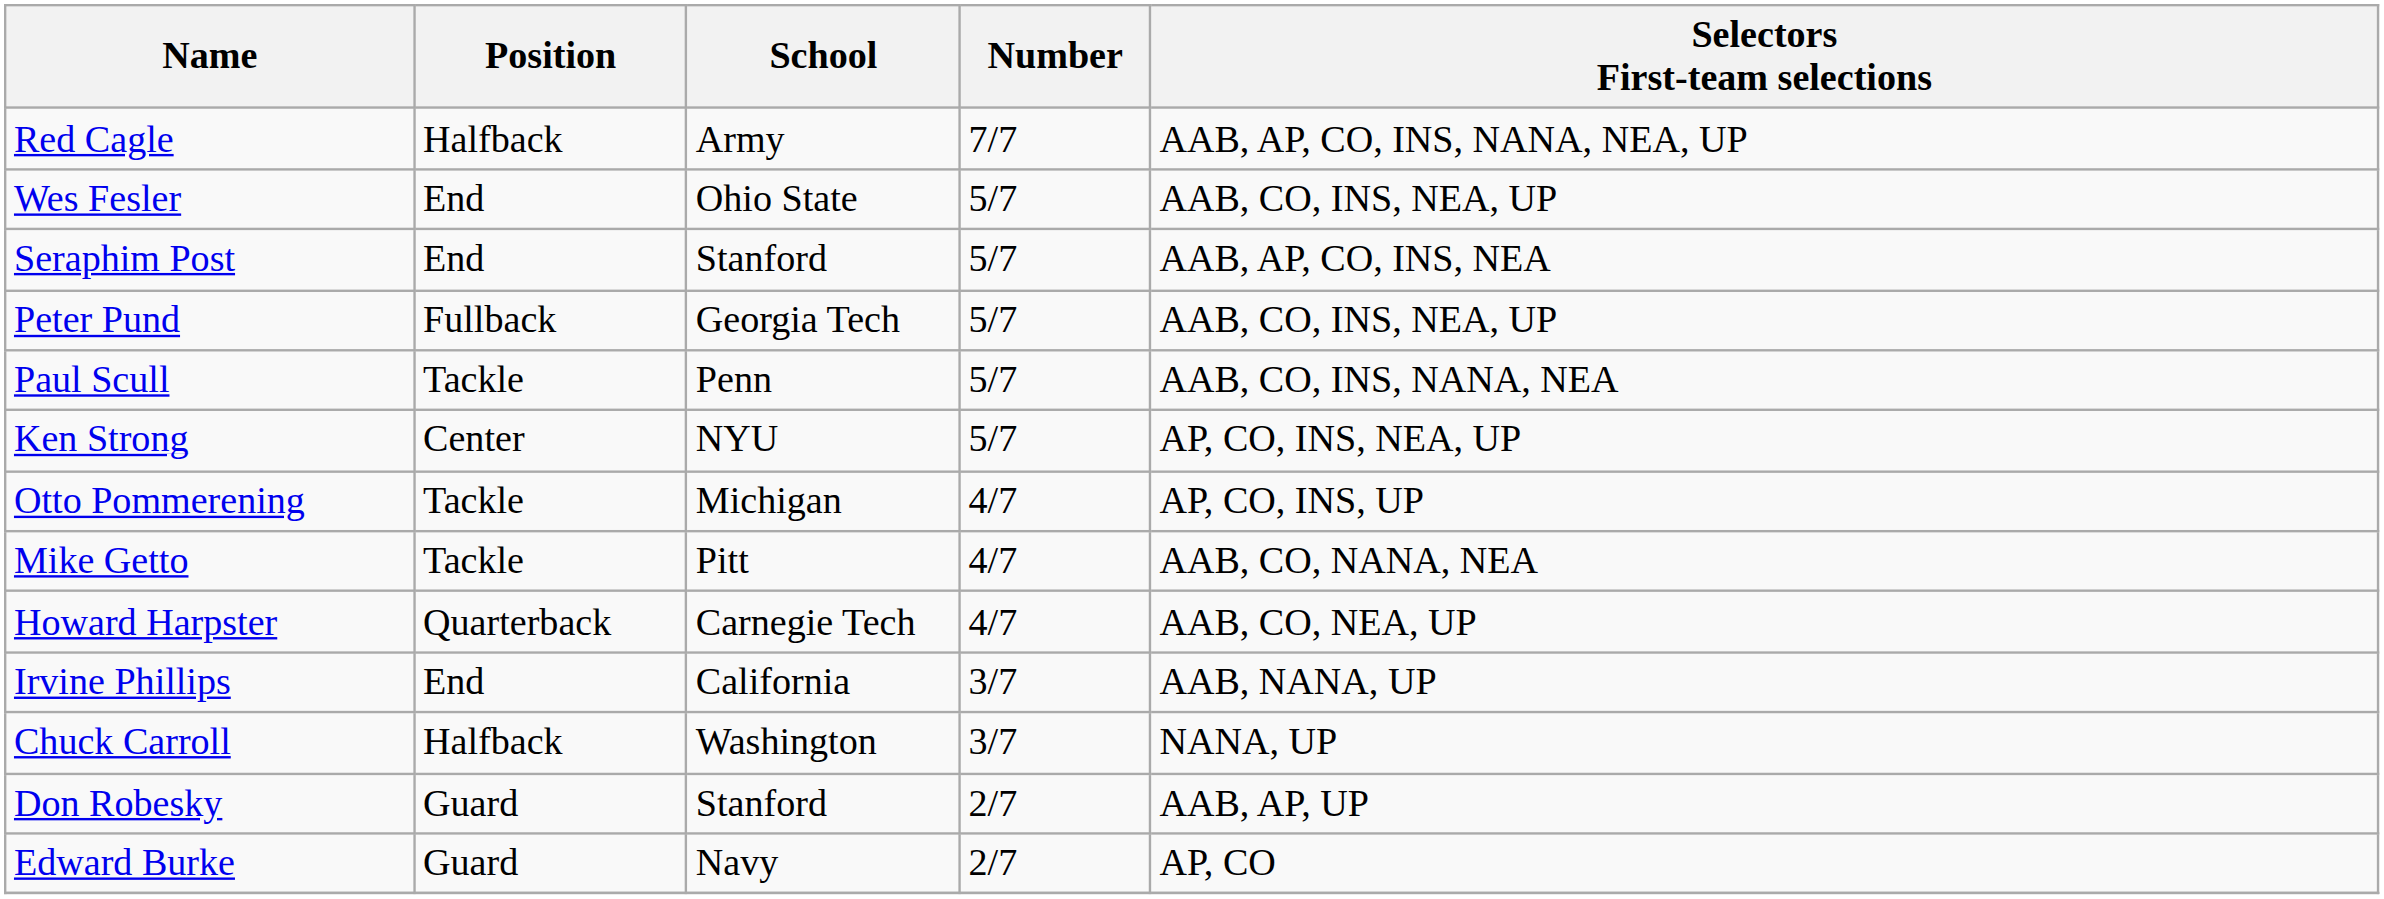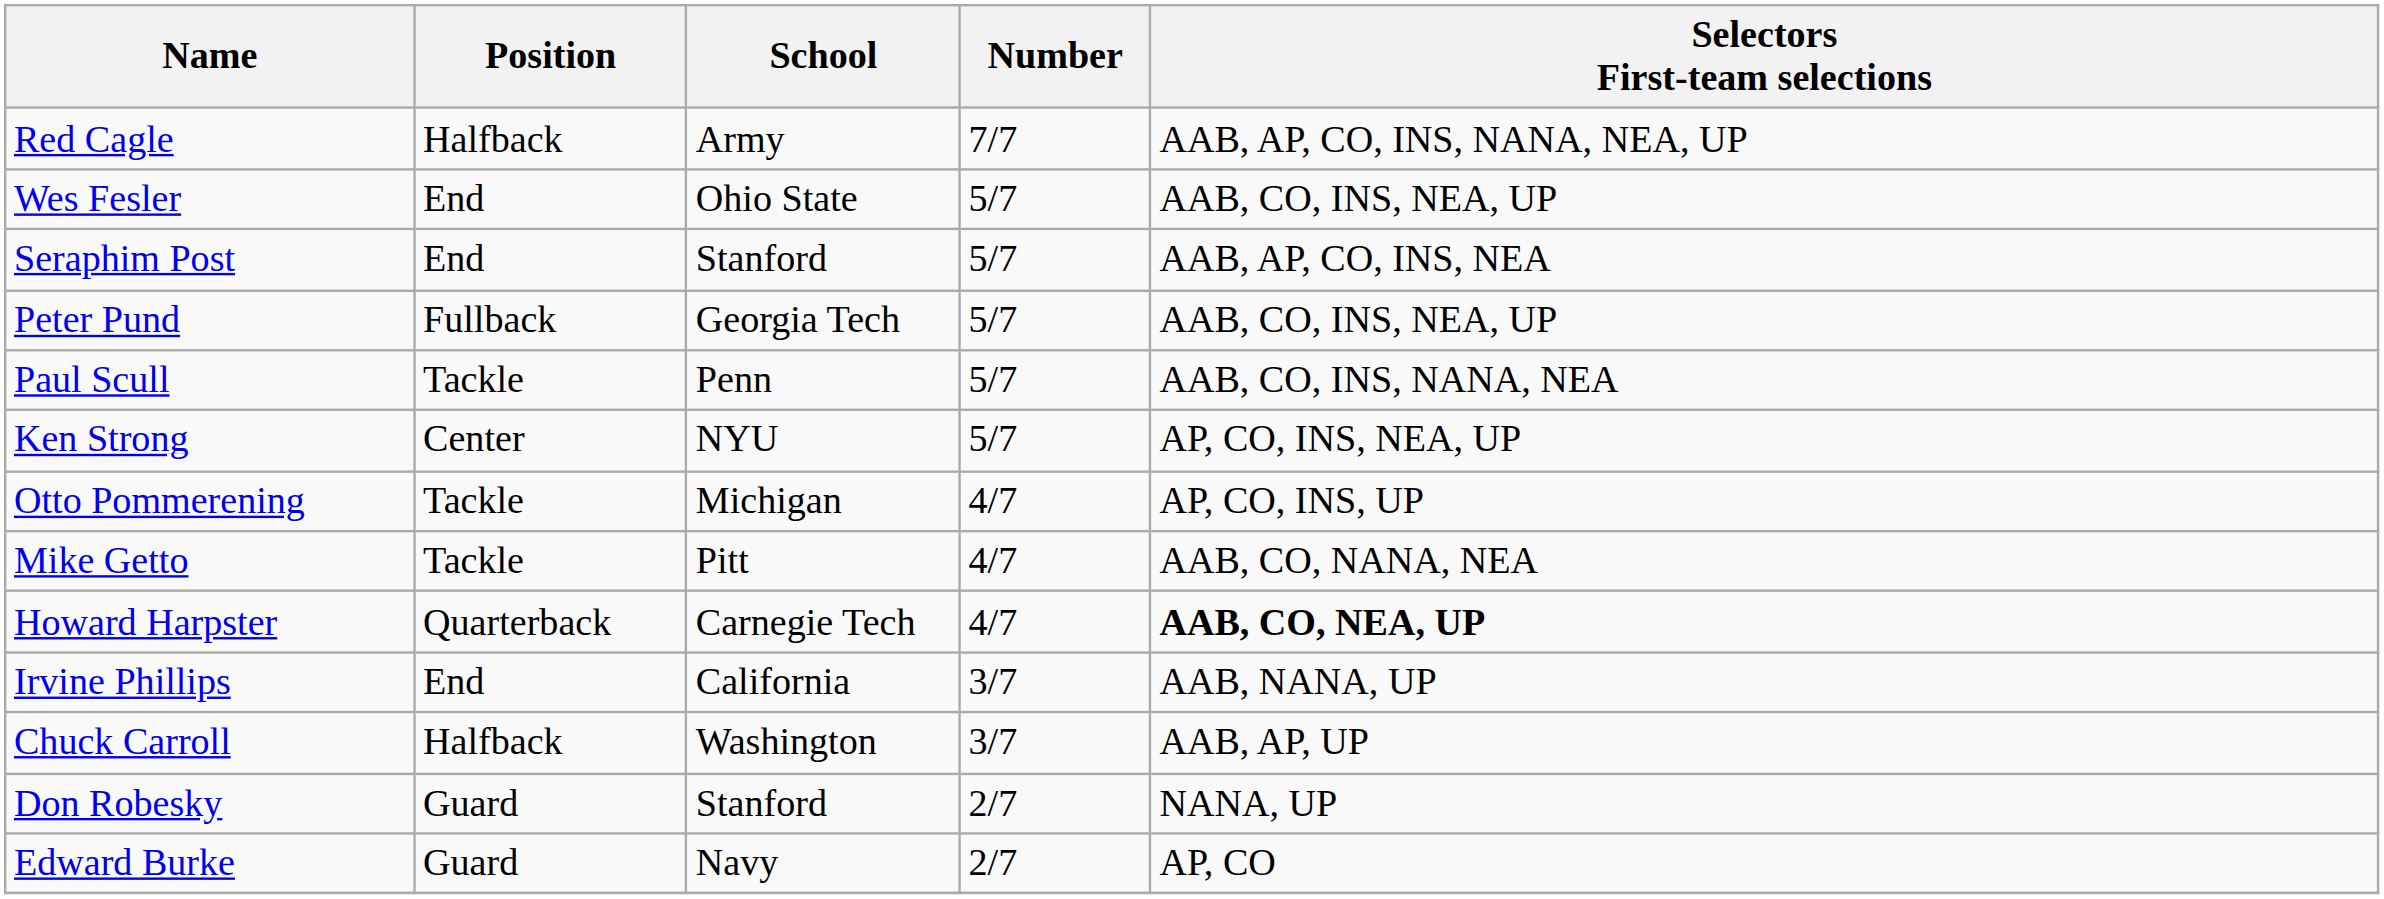(1318, 621) normal -> (1322, 621) bold
(1248, 741) NANA, UP -> (1264, 741) AAB, AP, UP
(1264, 802) AAB, AP, UP -> (1248, 802) NANA, UP
